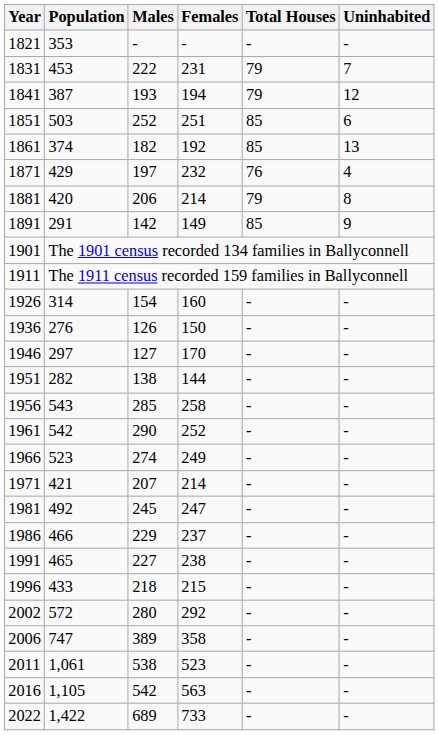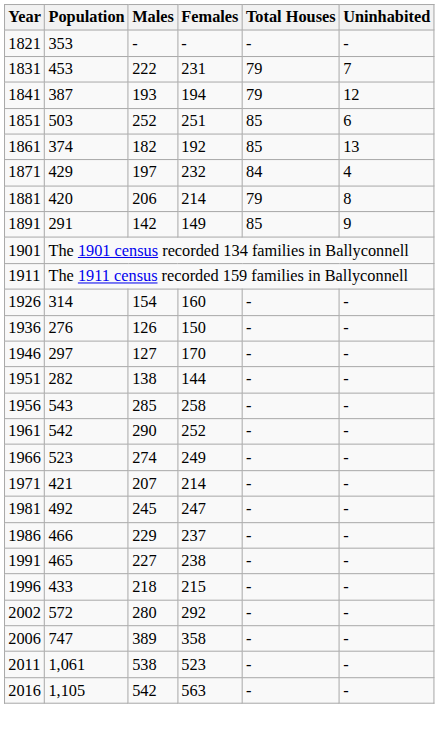(254, 172) 76 -> (254, 172) 84
- row: (25, 716)
